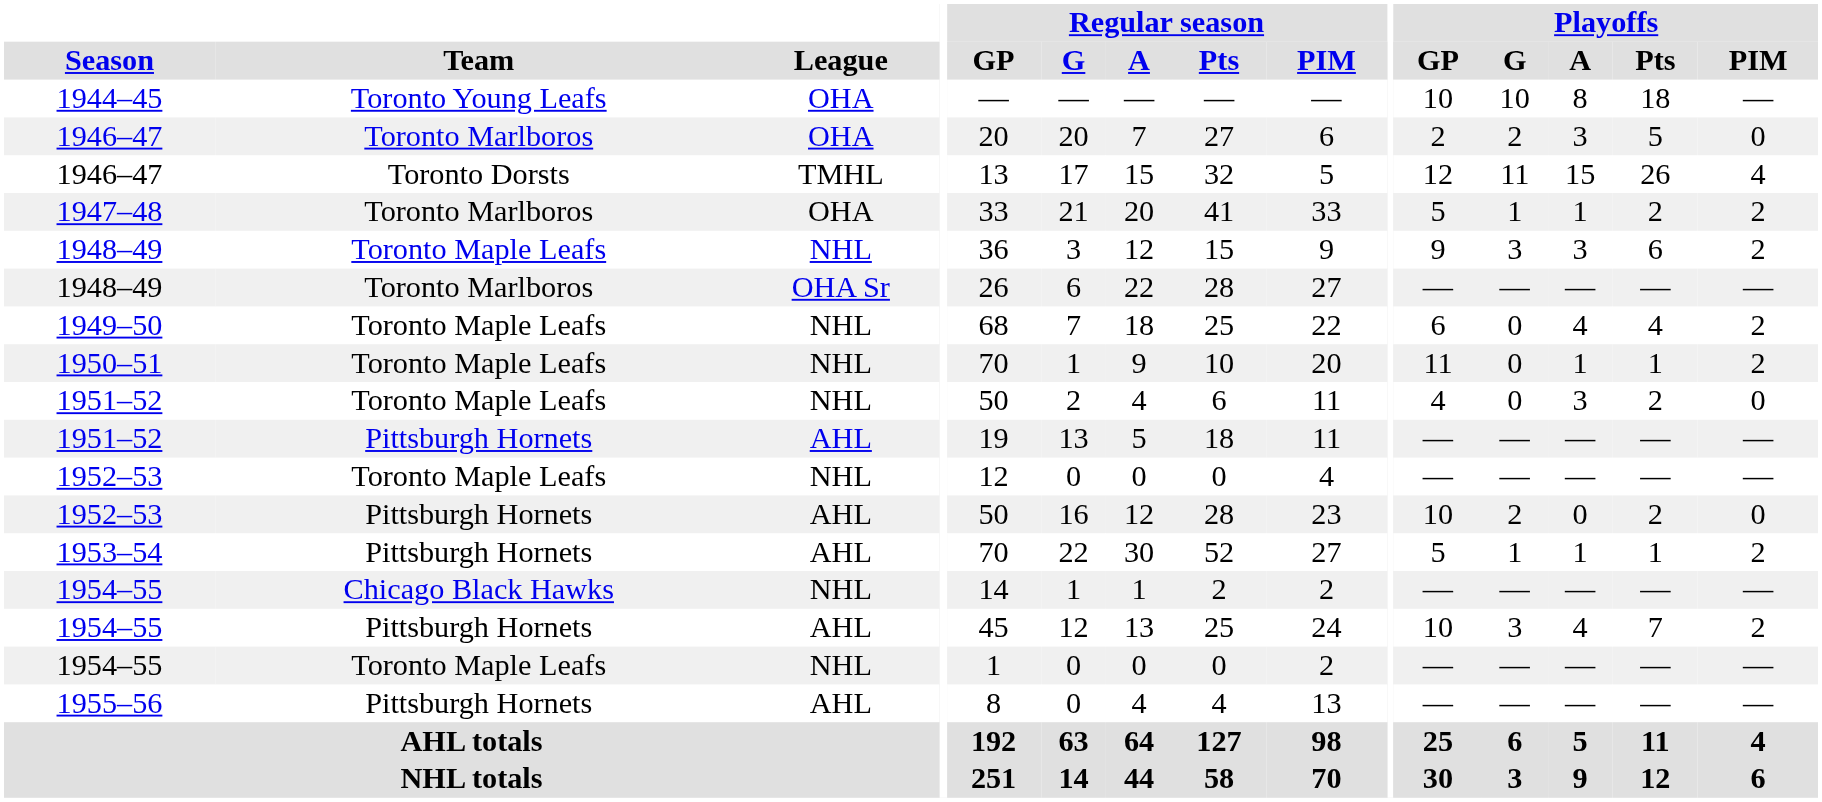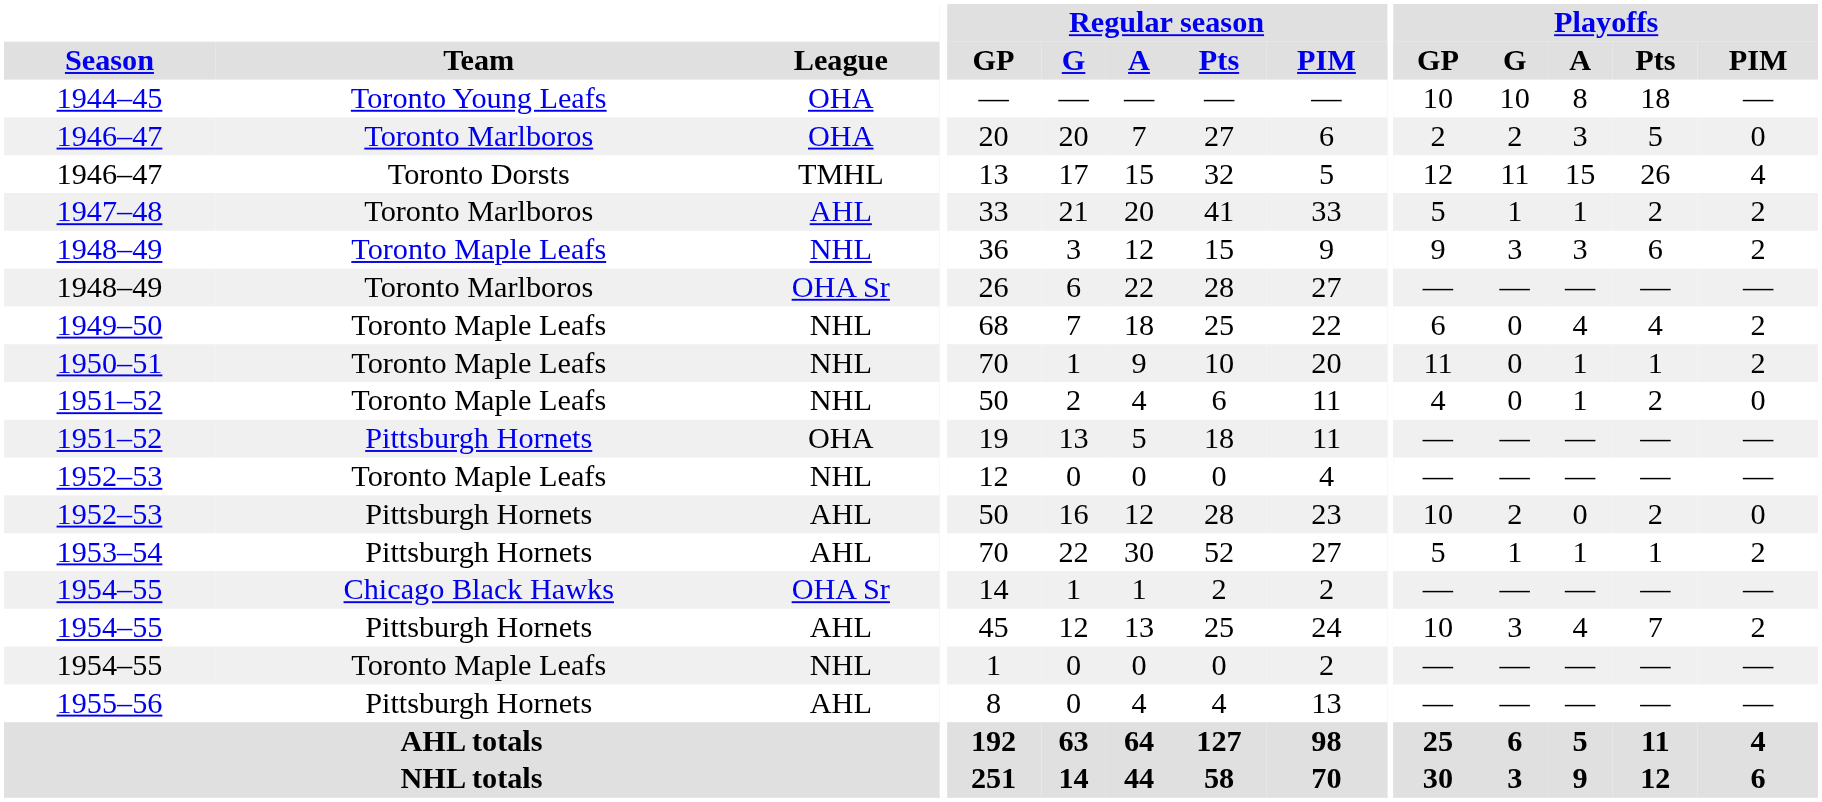(841, 211) OHA -> (841, 211) AHL
(1580, 400) 3 -> (1580, 400) 1
(841, 438) AHL -> (841, 438) OHA
(841, 589) NHL -> (841, 589) OHA Sr
